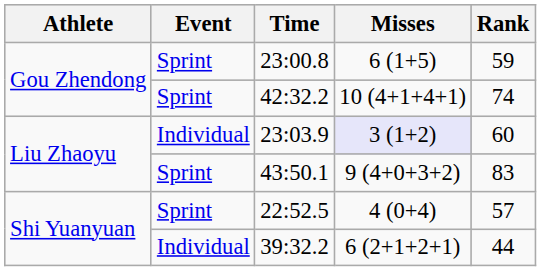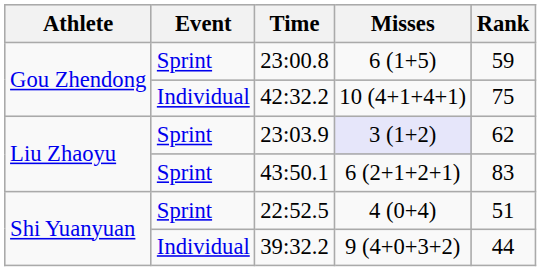(184, 98) Sprint -> (203, 98) Individual
(503, 98) 74 -> (503, 98) 75
(203, 135) Individual -> (184, 135) Sprint
(503, 135) 60 -> (503, 135) 62
(403, 172) 9 (4+0+3+2) -> (403, 172) 6 (2+1+2+1)
(503, 209) 57 -> (503, 209) 51
(403, 247) 6 (2+1+2+1) -> (403, 247) 9 (4+0+3+2)
